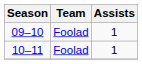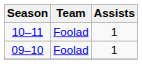rows swapped: (28, 31) <-> (28, 50)
